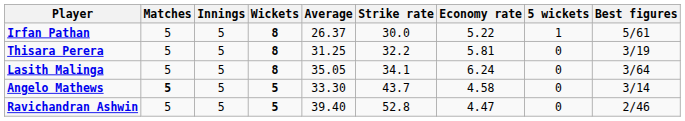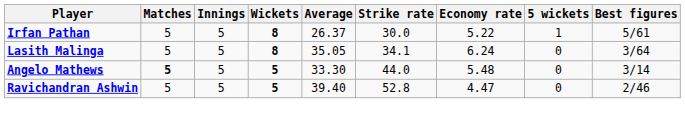- row: (55, 51)
(396, 88) 43.7 -> (396, 70) 44.0
(481, 88) 4.58 -> (481, 70) 5.48
